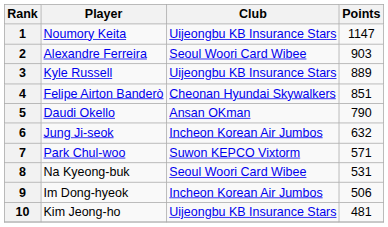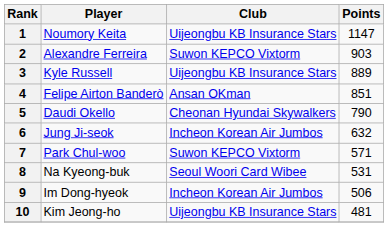(238, 53) Seoul Woori Card Wibee -> (235, 53) Suwon KEPCO Vixtorm
(253, 93) Cheonan Hyundai Skywalkers -> (210, 93) Ansan OKman
(210, 113) Ansan OKman -> (253, 113) Cheonan Hyundai Skywalkers
